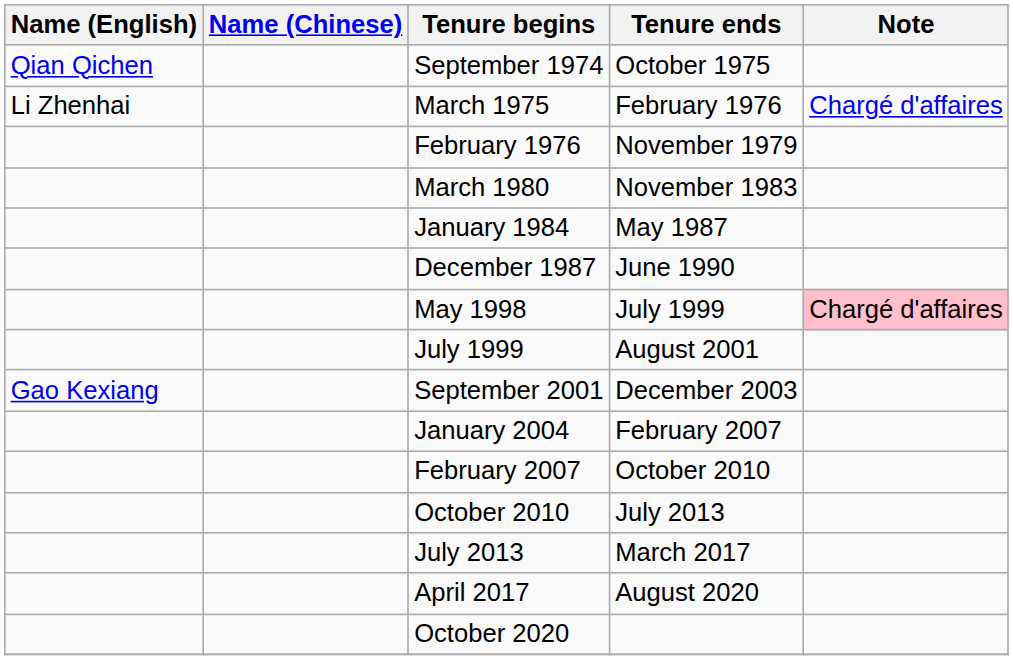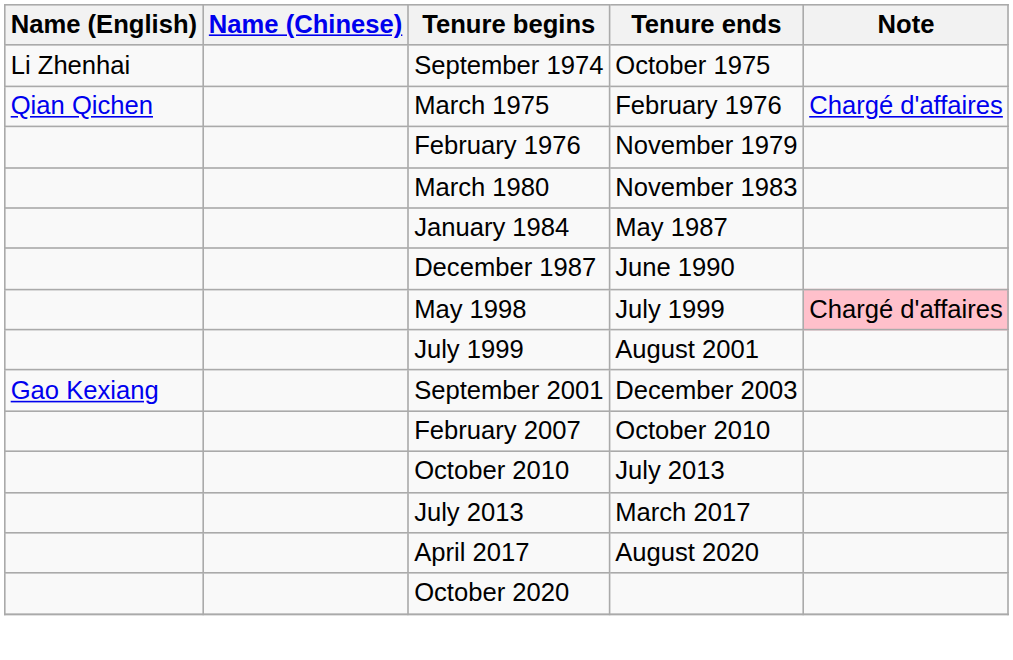(82, 65) Qian Qichen -> (70, 65) Li Zhenhai
(70, 106) Li Zhenhai -> (82, 106) Qian Qichen
- row: (492, 430)
